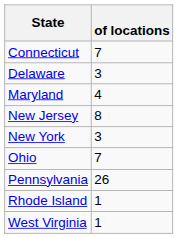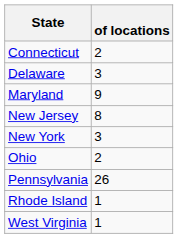(98, 52) 7 -> (98, 52) 2
(98, 94) 4 -> (98, 94) 9
(98, 158) 7 -> (98, 158) 2
